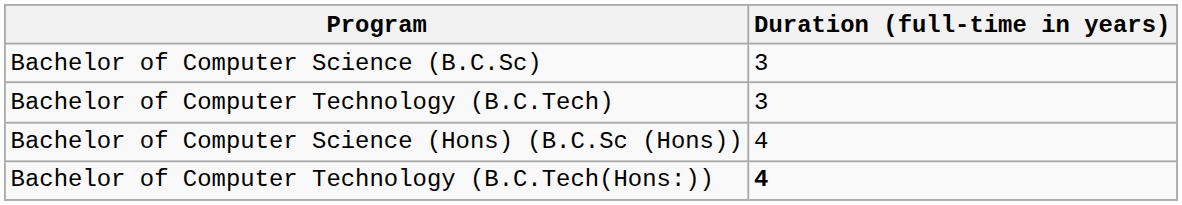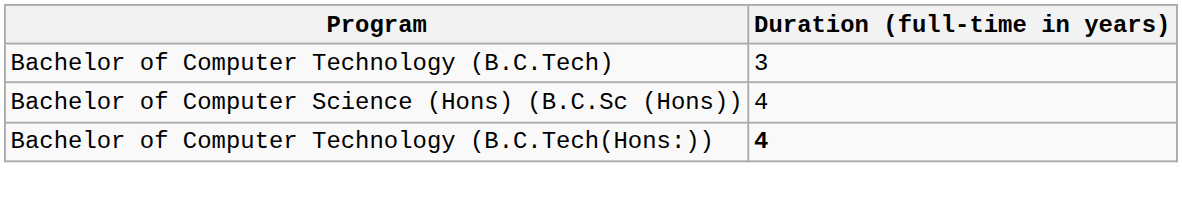- row: (276, 63)
